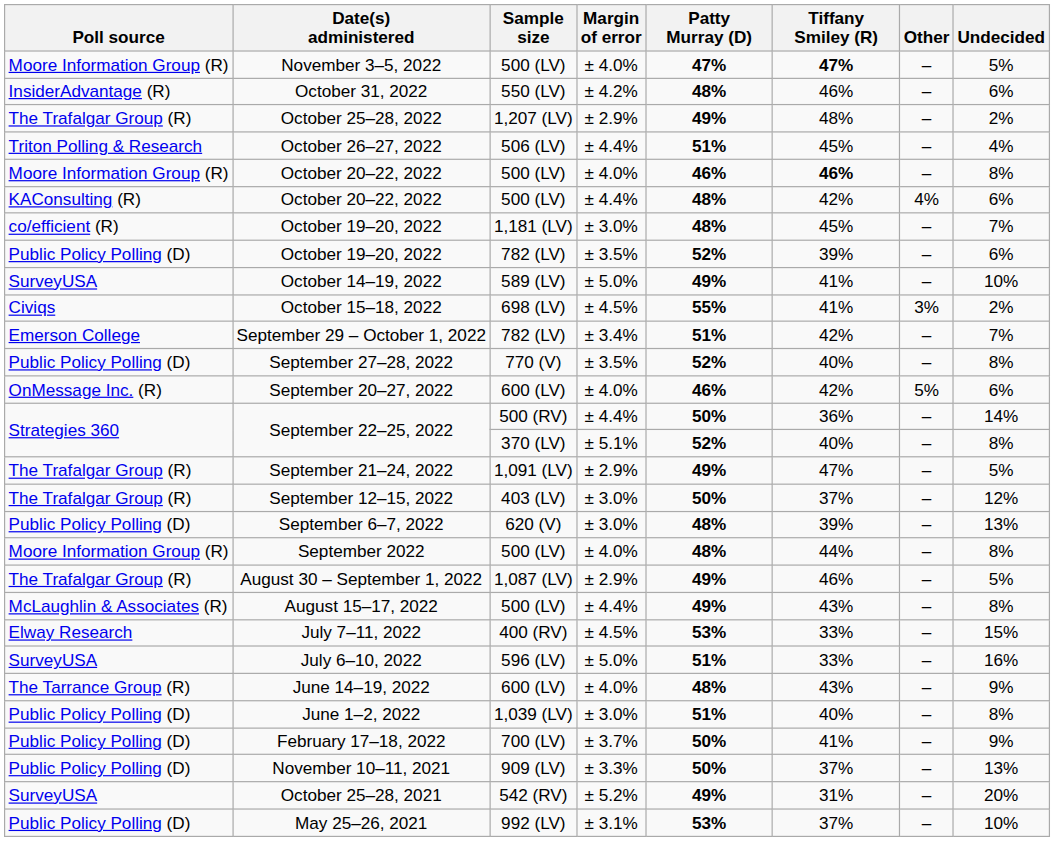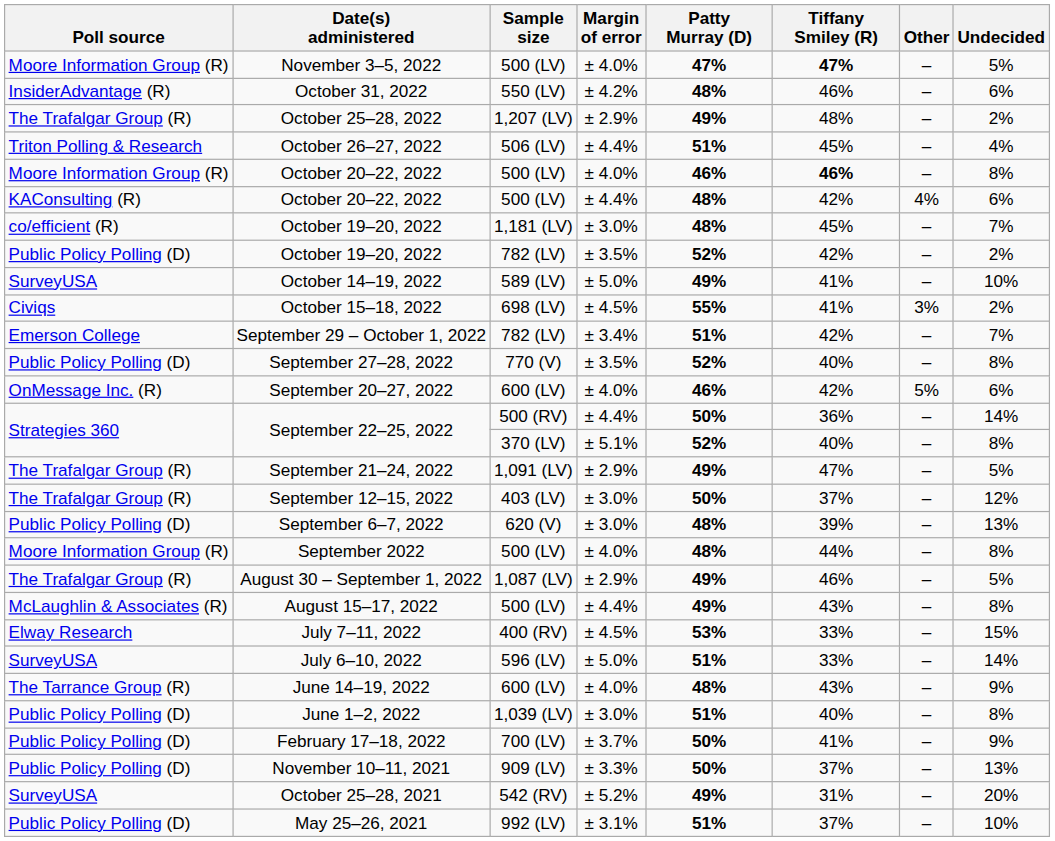(836, 254) 39% -> (836, 254) 42%
(1001, 254) 6% -> (1001, 254) 2%
(1001, 660) 16% -> (1001, 660) 14%
(709, 823) 53% -> (709, 823) 51%
